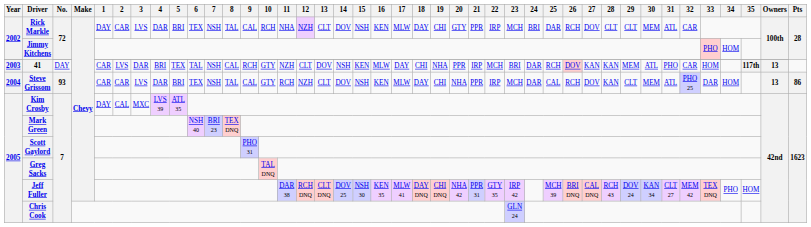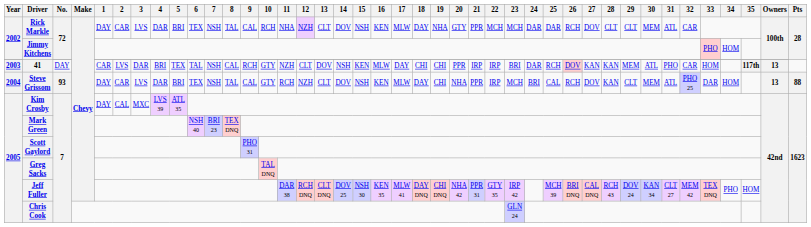(440, 27) CHI -> (440, 27) NHA
(495, 27) IRP -> (495, 27) MCH
(534, 27) BRI -> (534, 27) DAR
(440, 66) NHA -> (440, 66) CHI
(495, 66) MCH -> (495, 66) IRP
(104, 83) CAR -> (104, 83) DAY
(534, 83) DAR -> (534, 83) BRI
(798, 83) 86 -> (798, 83) 88
